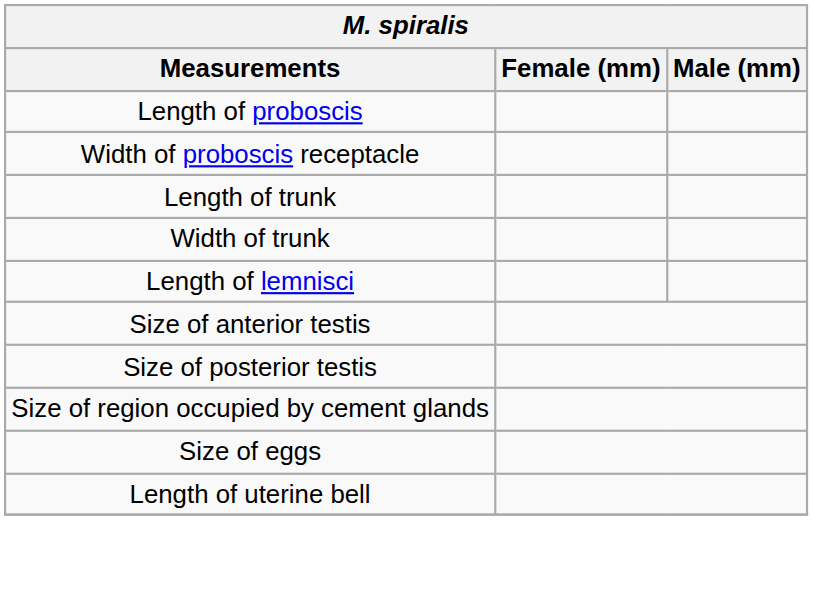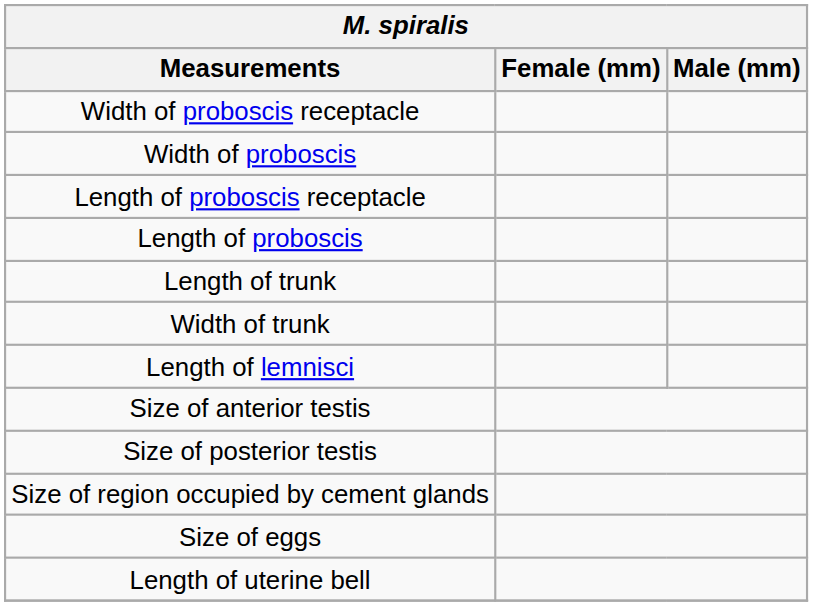rows swapped: (250, 111) <-> (250, 154)
+ row: (250, 154)
+ row: (250, 196)
